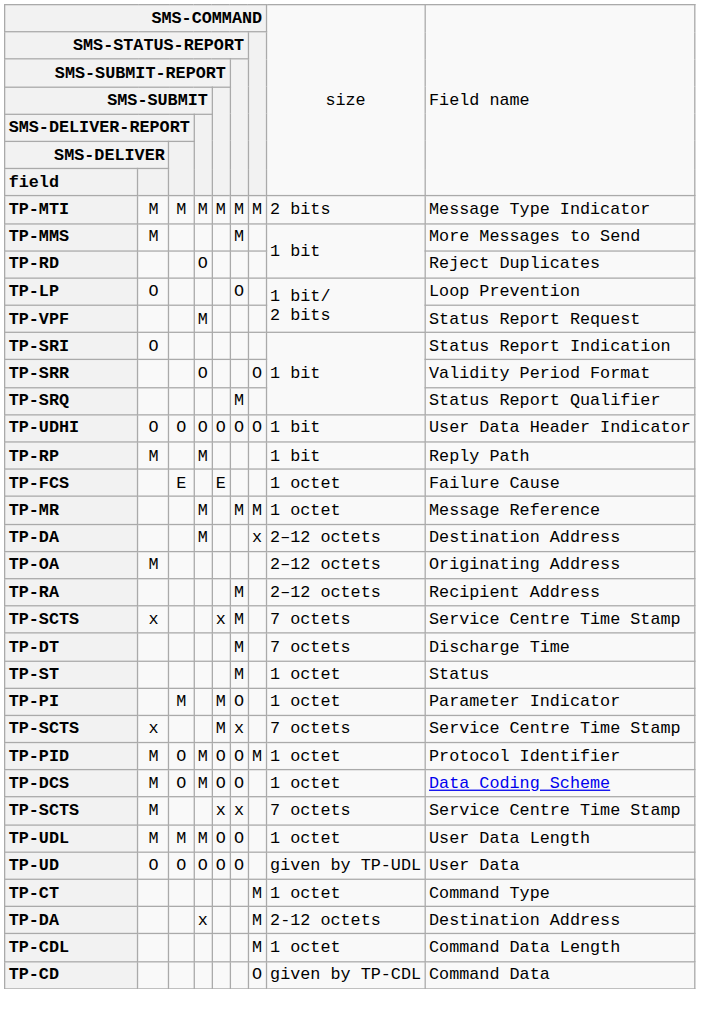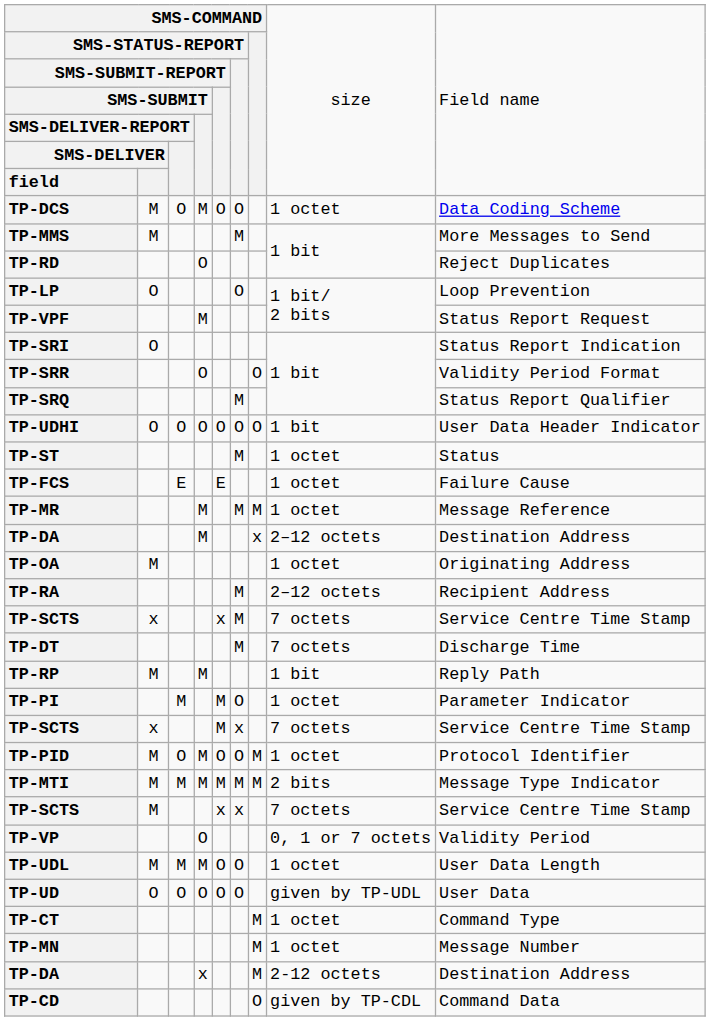rows swapped: (39, 210) <-> (39, 784)
rows swapped: (34, 456) <-> (34, 674)
(325, 565) 2–12 octets -> (305, 565) 1 octet
+ row: (34, 838)
+ row: (34, 948)
- row: (39, 948)
